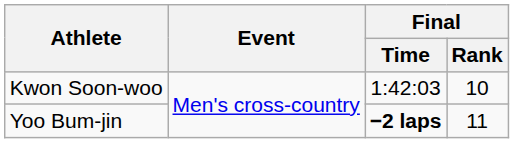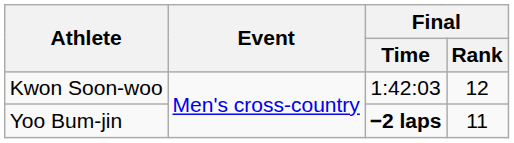(477, 88) 10 -> (477, 88) 12
